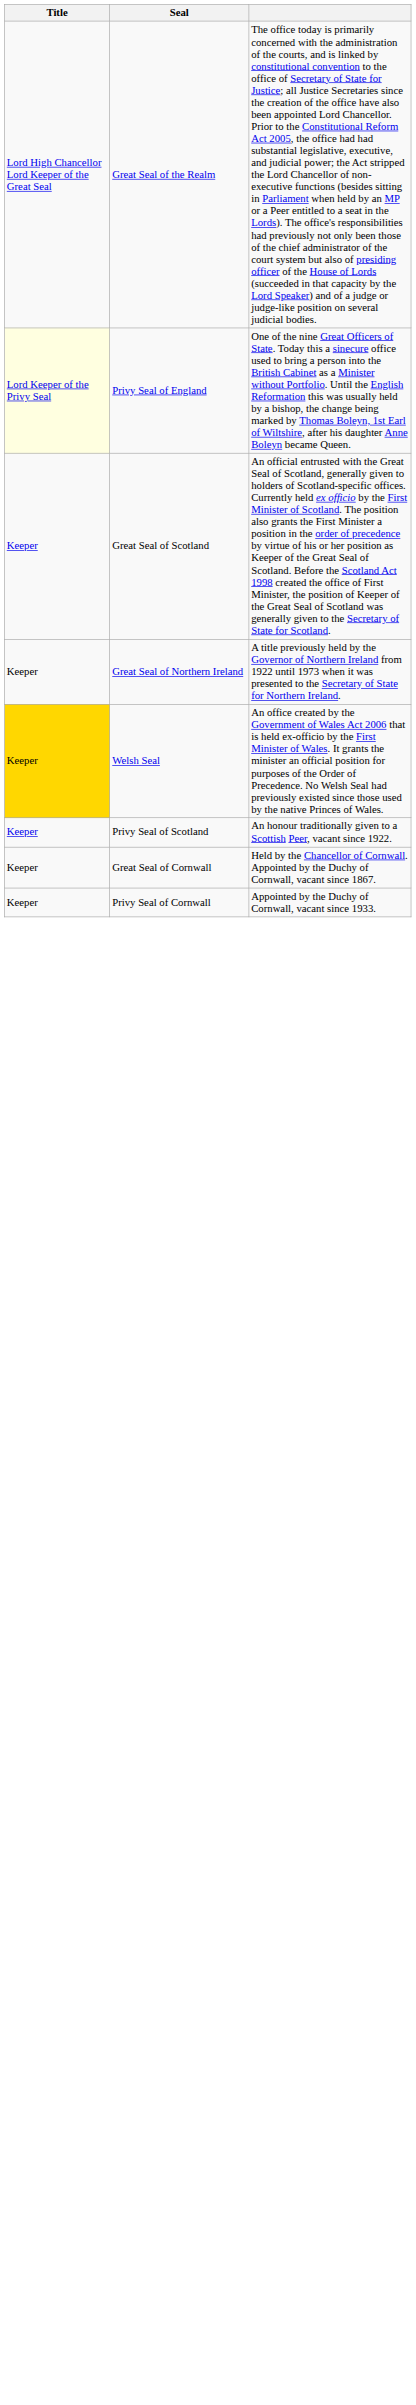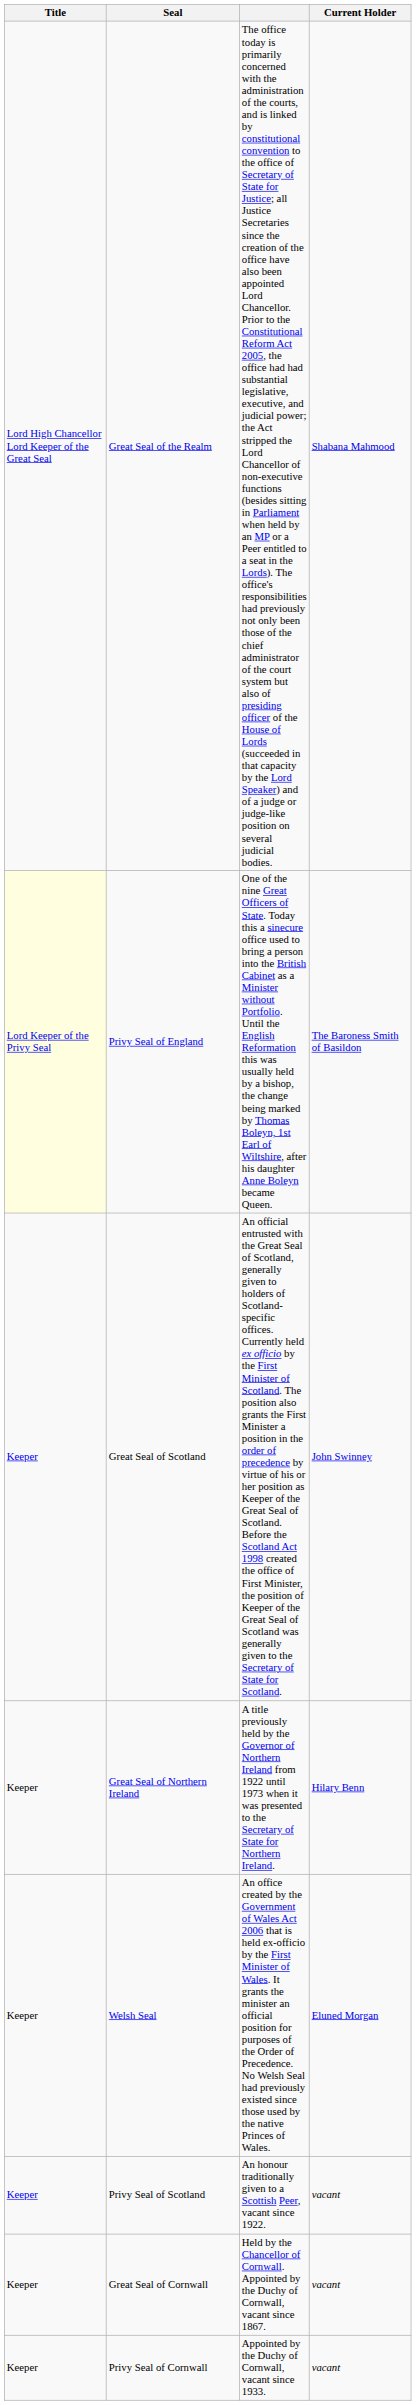+ column: (360, 13)
(22, 761) gold background -> (22, 2015) no background
